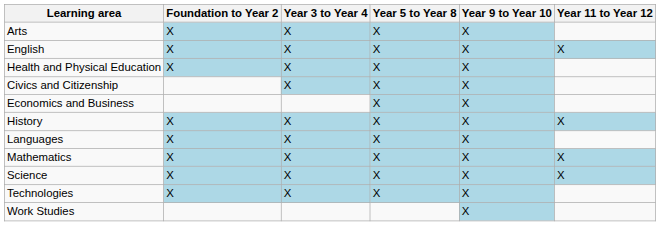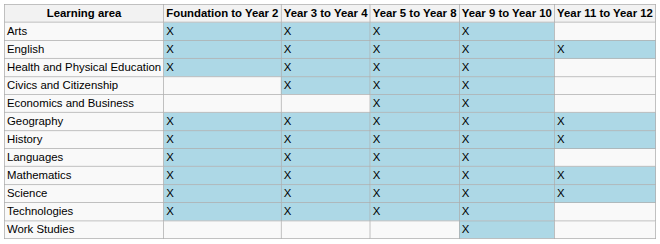+ row: (35, 121)
